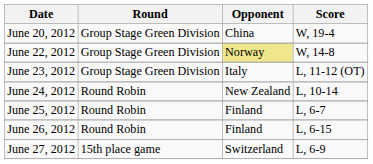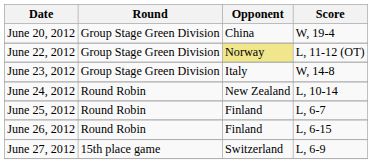(315, 52) W, 14-8 -> (330, 52) L, 11-12 (OT)
(330, 71) L, 11-12 (OT) -> (315, 71) W, 14-8
